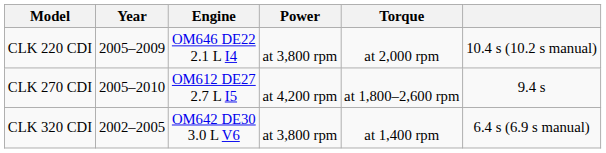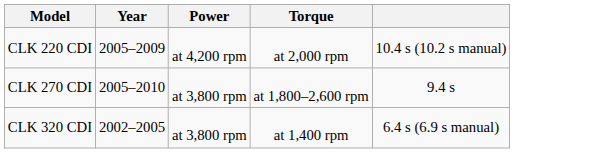- column: (214, 16)
(300, 56) at 3,800 rpm -> (209, 56) at 4,200 rpm
(300, 95) at 4,200 rpm -> (209, 95) at 3,800 rpm
